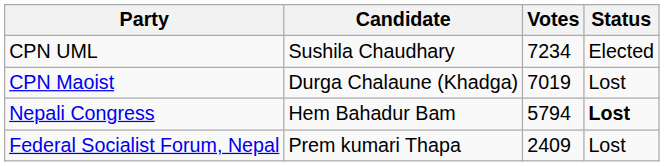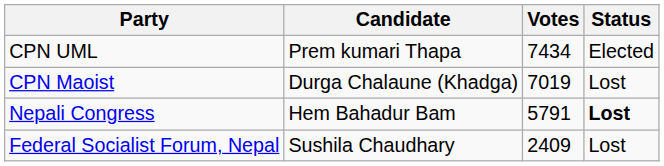(372, 51) Sushila Chaudhary -> (375, 51) Prem kumari Thapa
(549, 51) 7234 -> (549, 51) 7434
(549, 113) 5794 -> (549, 113) 5791
(375, 144) Prem kumari Thapa -> (372, 144) Sushila Chaudhary
